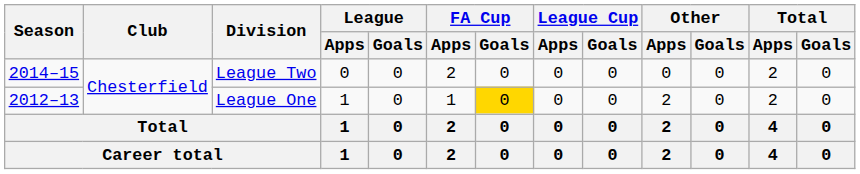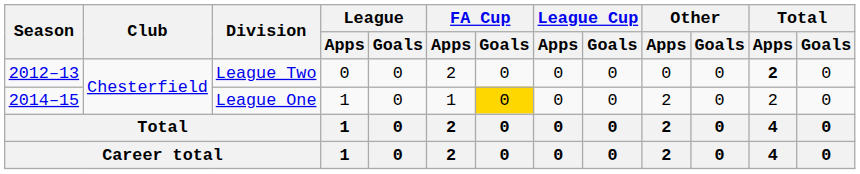(44, 73) 2014–15 -> (44, 73) 2012–13
(773, 73) normal -> (773, 73) bold
(44, 100) 2012–13 -> (44, 100) 2014–15
